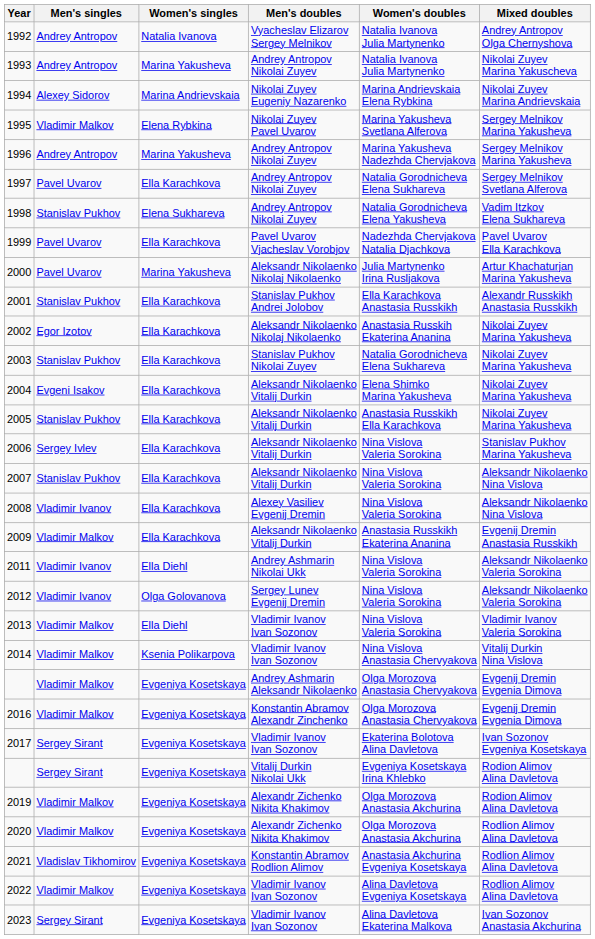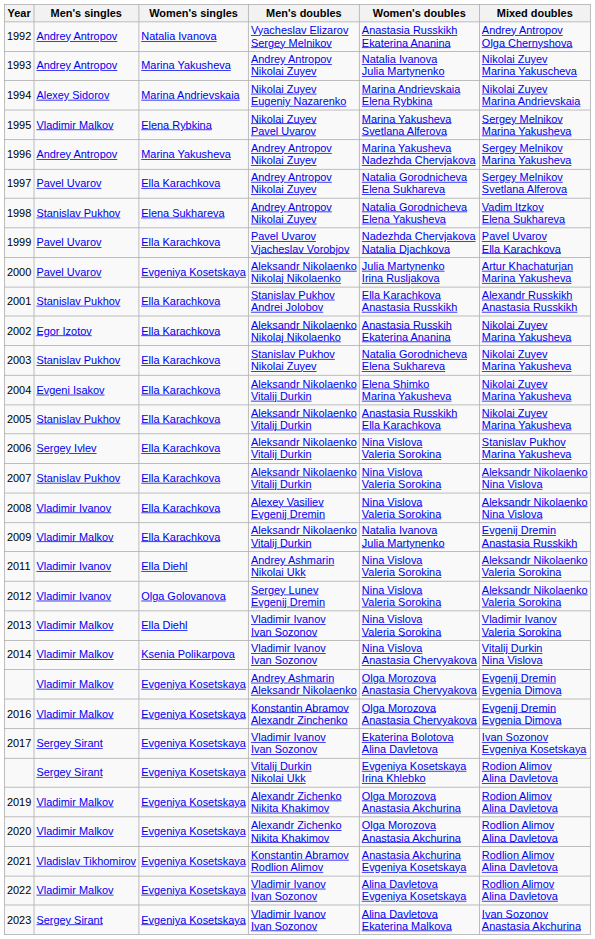(403, 37) Natalia Ivanova Julia Martynenko -> (410, 37) Anastasia Russkikh Ekaterina Ananina
(186, 272) Marina Yakusheva -> (194, 272) Evgeniya Kosetskaya
(410, 537) Anastasia Russkikh Ekaterina Ananina -> (403, 537) Natalia Ivanova Julia Martynenko
